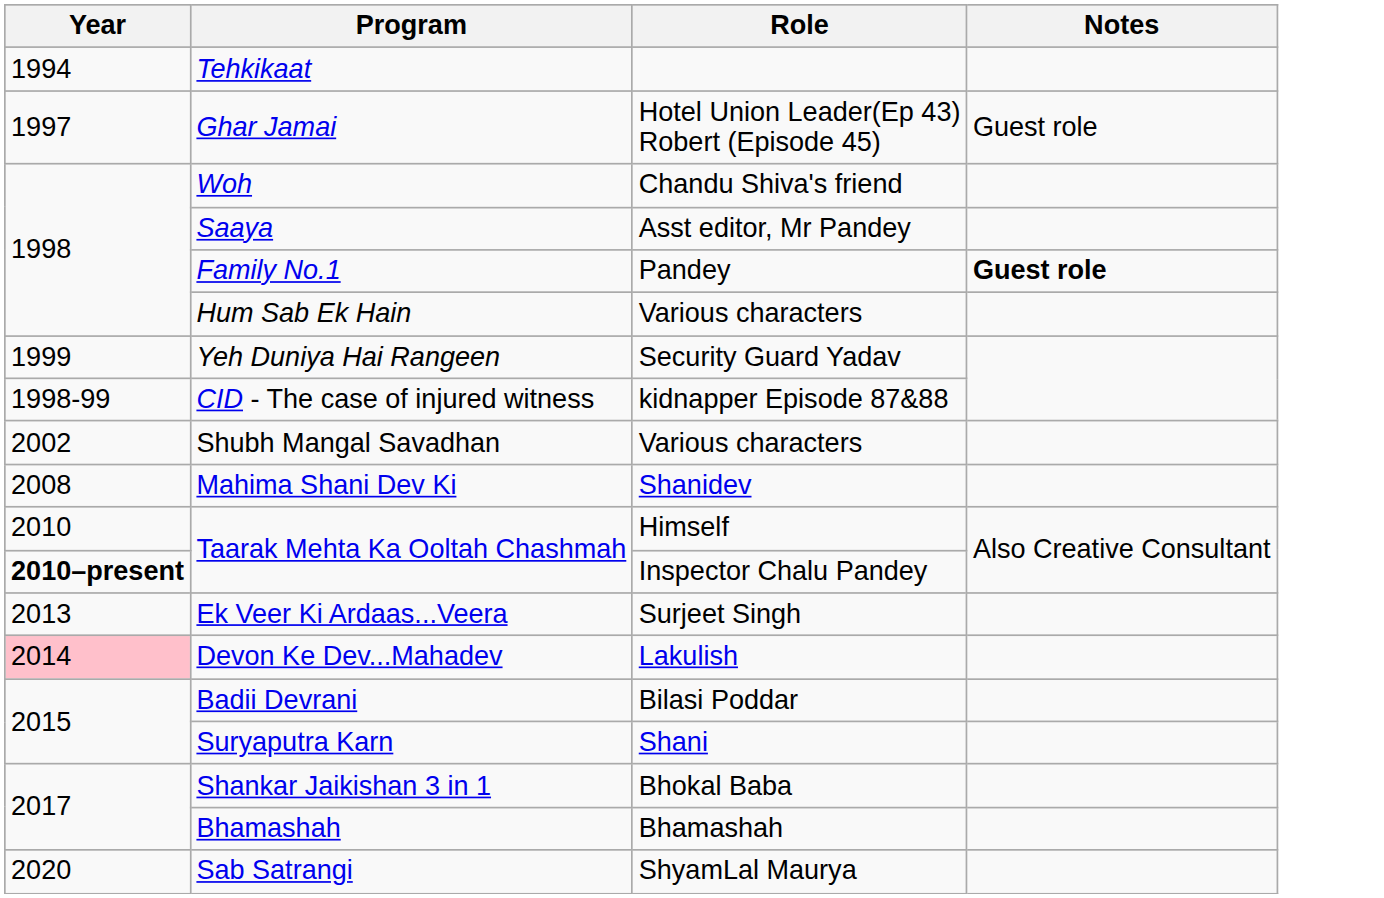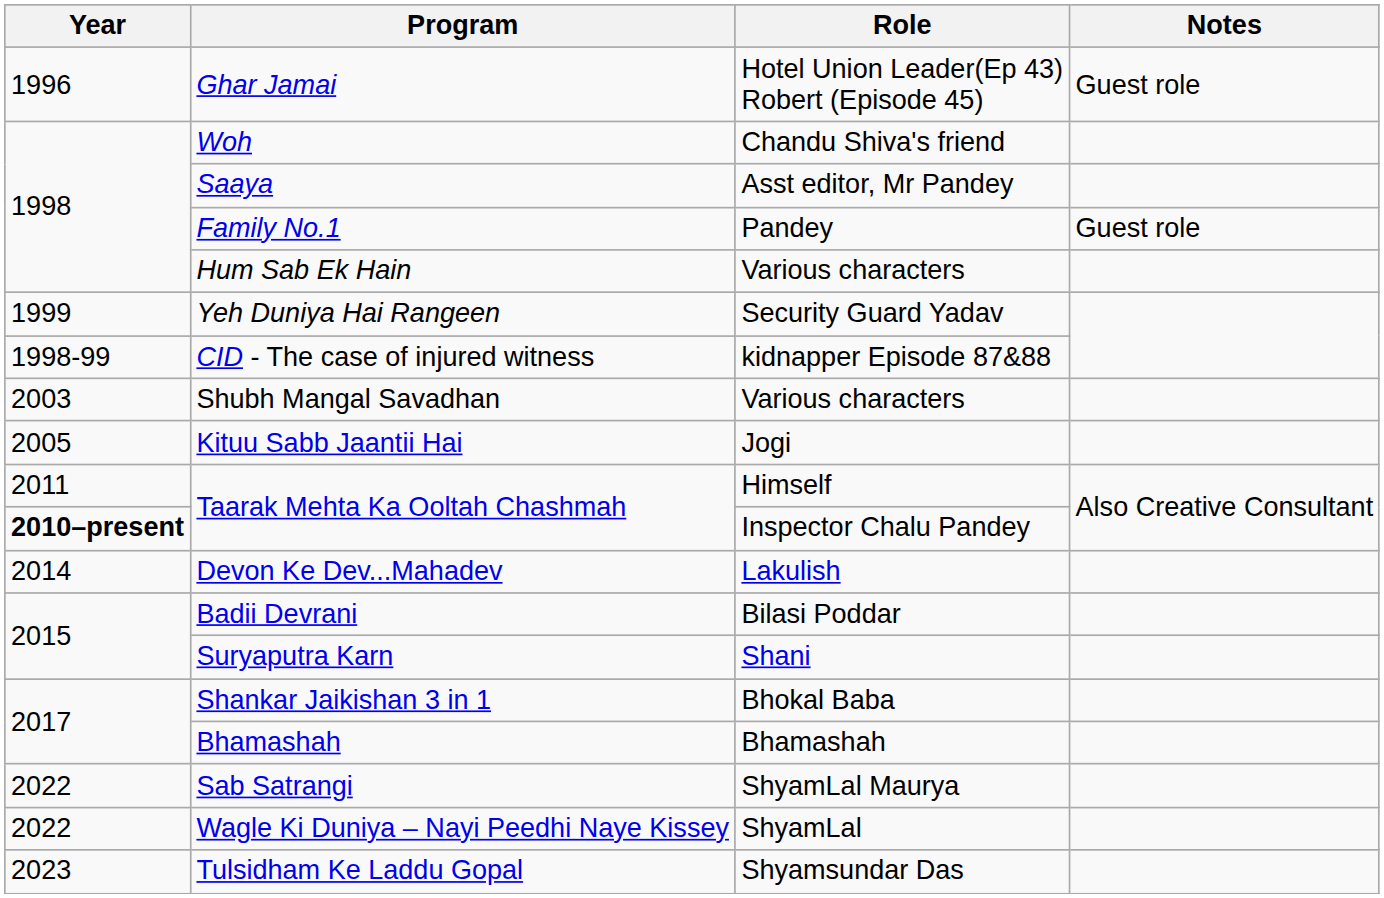- row: (254, 68)
(41, 126) 1997 -> (41, 84) 1996
(1040, 270) bold -> (1138, 227) normal
(41, 442) 2002 -> (41, 399) 2003
+ row: (329, 442)
- row: (326, 485)
(41, 528) 2010 -> (40, 485) 2011
- row: (352, 613)
(41, 656) pink background -> (41, 570) no background
(41, 871) 2020 -> (41, 785) 2022
+ row: (463, 828)
+ row: (360, 871)
